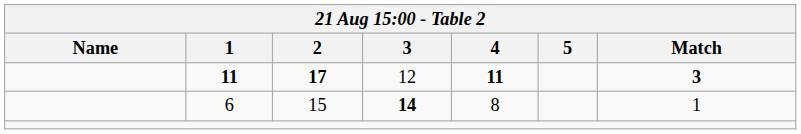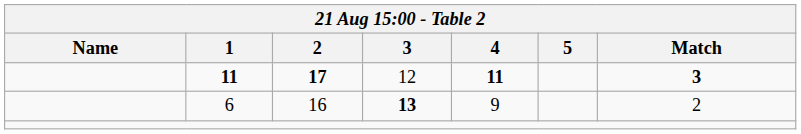(317, 105) 15 -> (317, 105) 16
(407, 105) 14 -> (407, 105) 13
(495, 105) 8 -> (495, 105) 9
(697, 105) 1 -> (697, 105) 2
